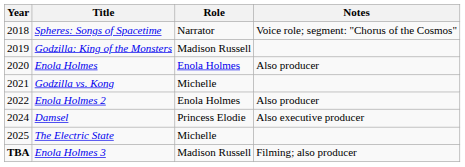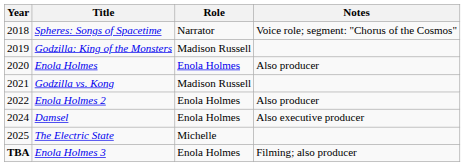(197, 83) Michelle -> (214, 83) Madison Russell
(211, 118) Princess Elodie -> (209, 118) Enola Holmes
(214, 153) Madison Russell -> (209, 153) Enola Holmes
